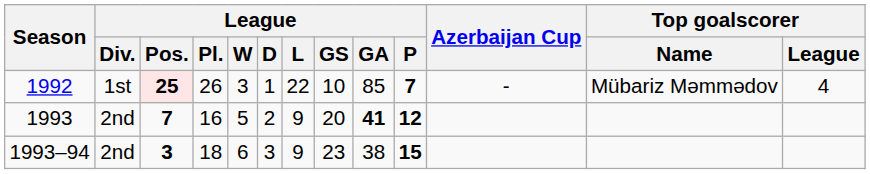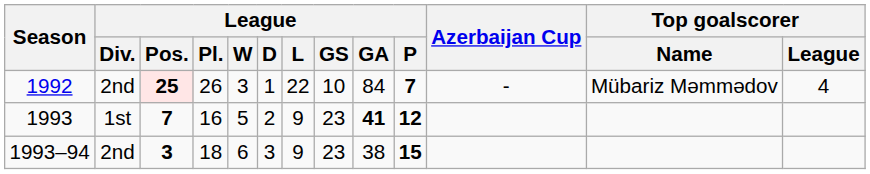(117, 86) 1st -> (117, 86) 2nd
(374, 86) 85 -> (374, 86) 84
(117, 119) 2nd -> (117, 119) 1st
(334, 119) 20 -> (334, 119) 23
